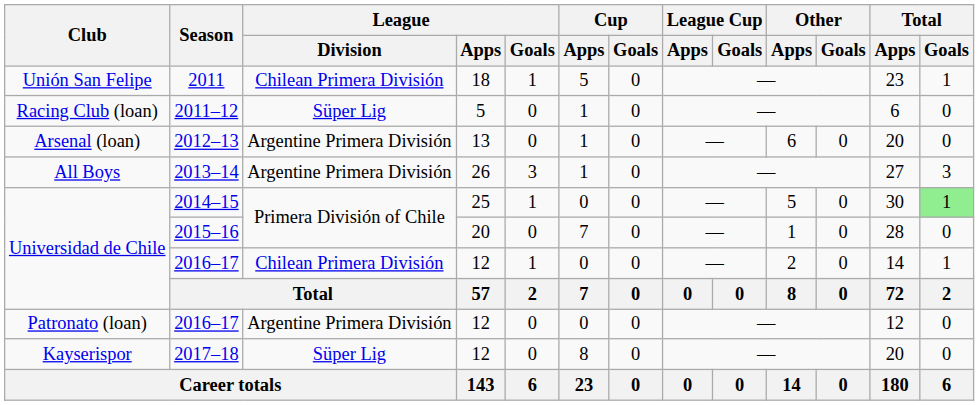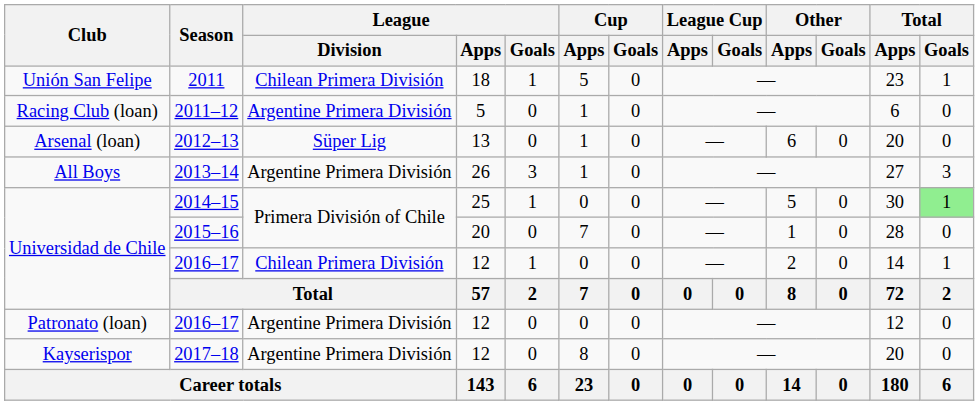(349, 111) Süper Lig -> (349, 111) Argentine Primera División
(349, 141) Argentine Primera División -> (349, 141) Süper Lig
(349, 354) Süper Lig -> (349, 354) Argentine Primera División
